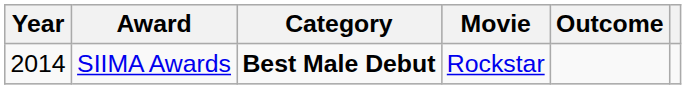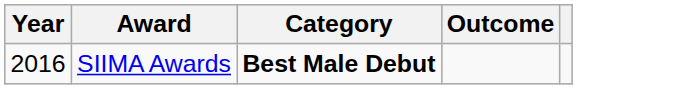- column: (496, 24)
(38, 63) 2014 -> (38, 63) 2016
